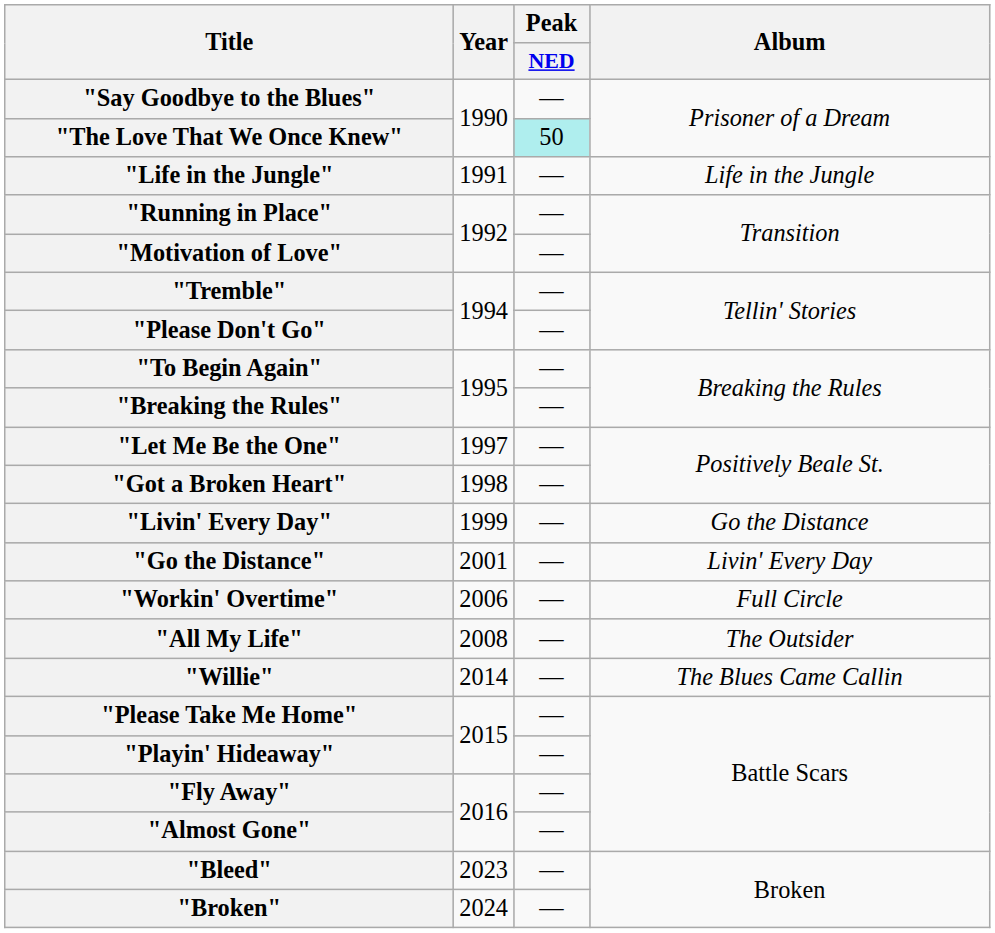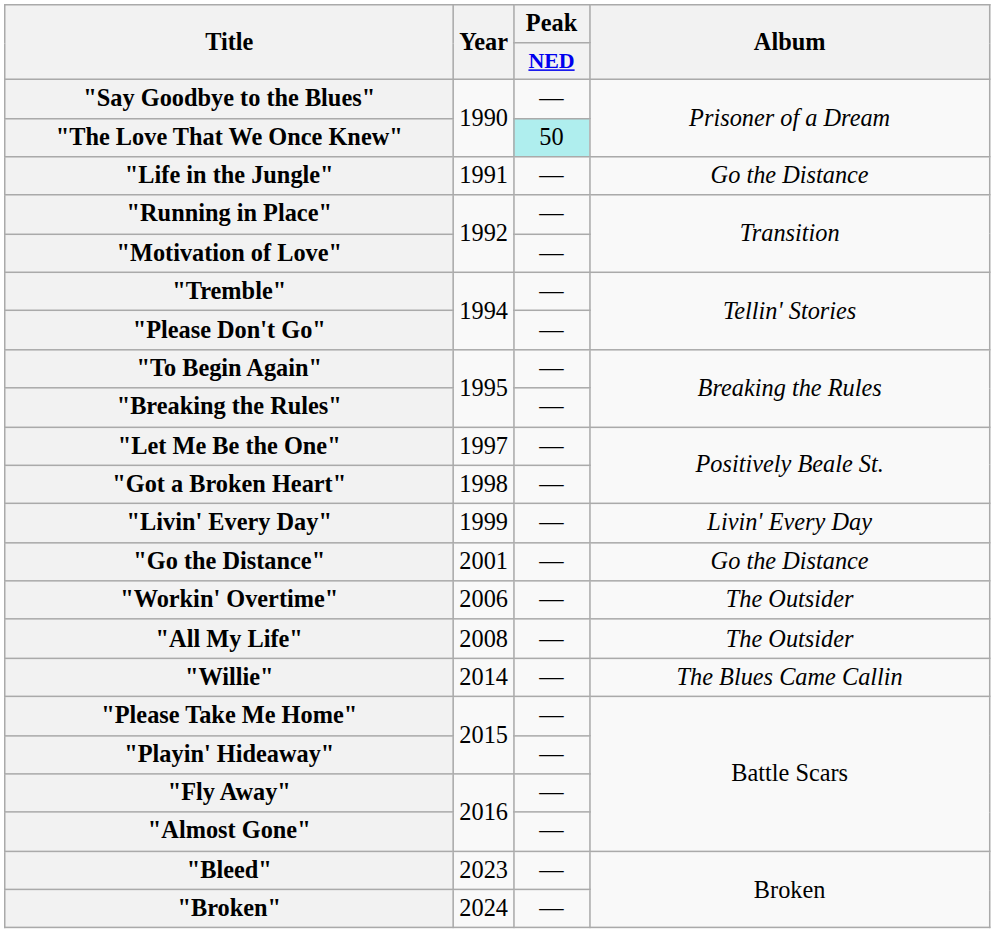(790, 175) Life in the Jungle -> (790, 175) Go the Distance
(790, 522) Go the Distance -> (790, 522) Livin' Every Day
(790, 561) Livin' Every Day -> (790, 561) Go the Distance
(790, 599) Full Circle -> (790, 599) The Outsider
